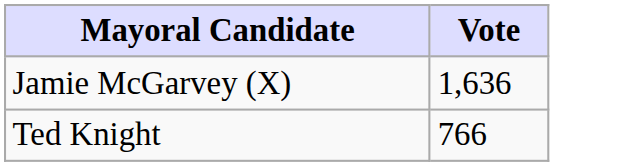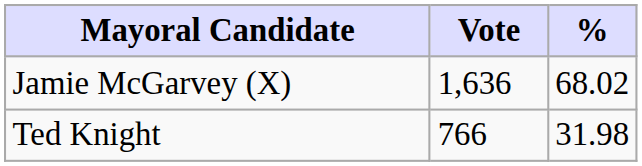+ column: (592, 30)
